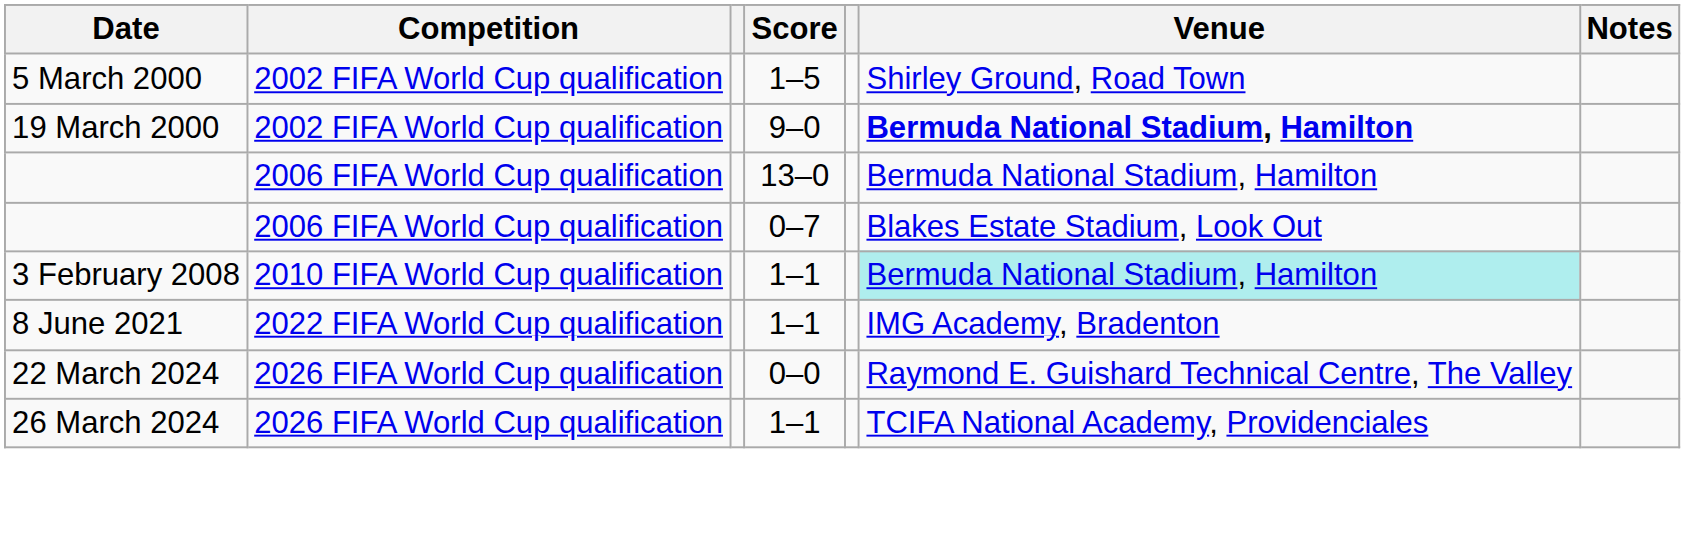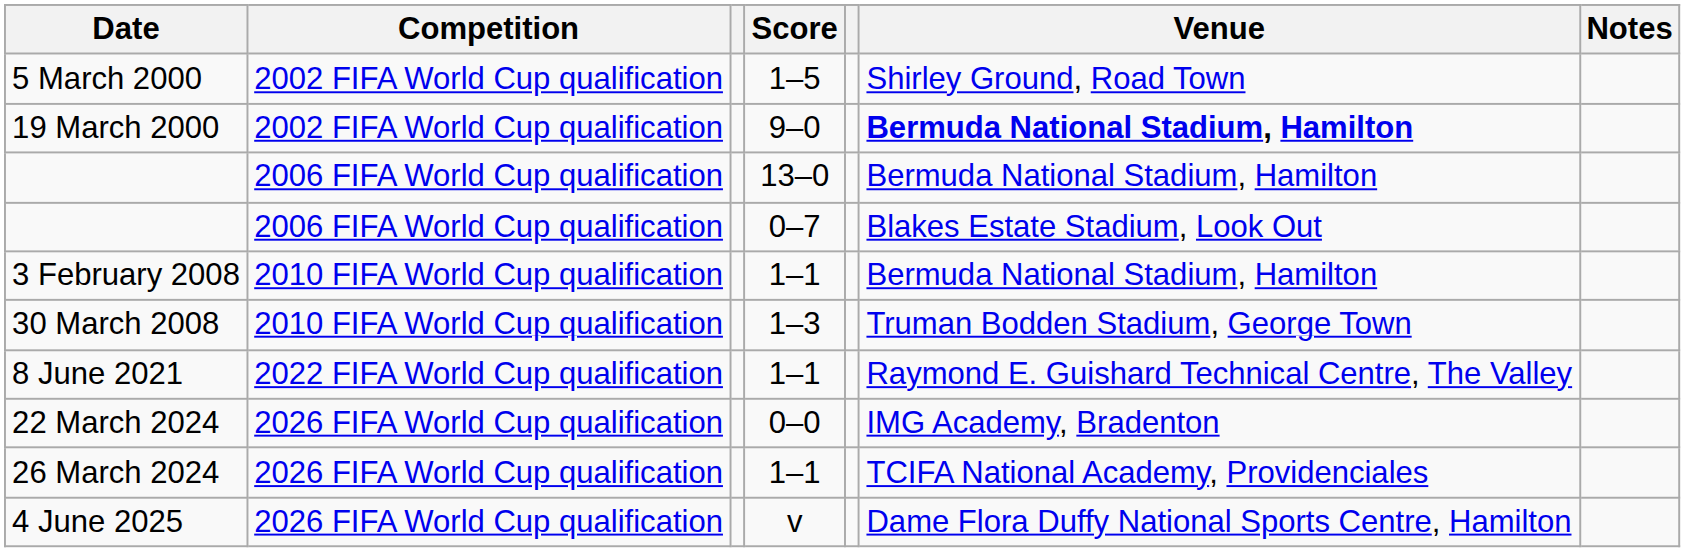(1122, 275) paleturquoise background -> (1122, 275) no background
+ row: (116, 324)
(1043, 324) IMG Academy, Bradenton -> (1219, 373) Raymond E. Guishard Technical Centre, The Valley
(1219, 373) Raymond E. Guishard Technical Centre, The Valley -> (1043, 422) IMG Academy, Bradenton
+ row: (98, 521)
